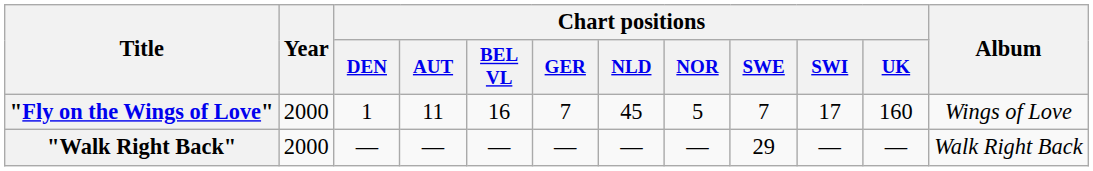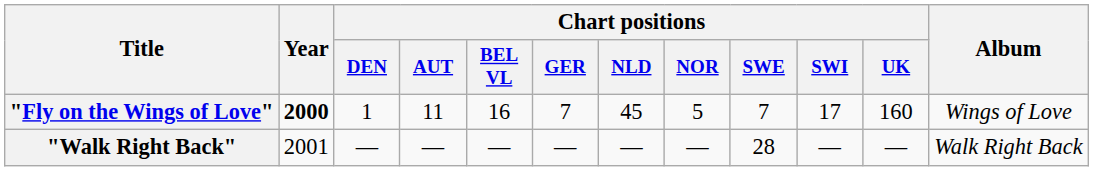(306, 111) normal -> (306, 111) bold
(306, 147) 2000 -> (306, 147) 2001
(764, 147) 29 -> (764, 147) 28
